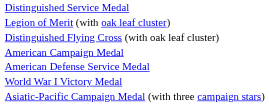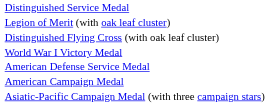rows swapped: (63, 81) <-> (64, 52)
